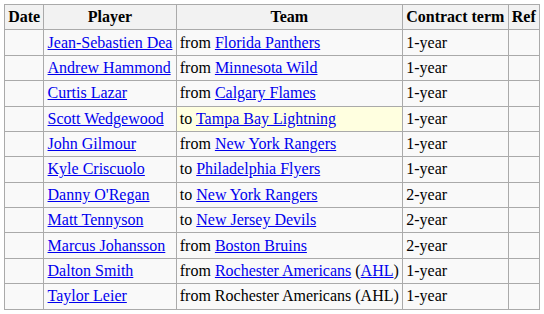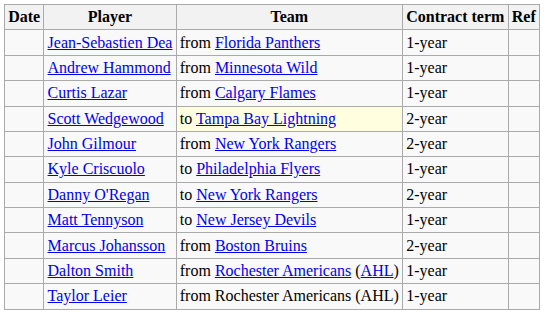(427, 118) 1-year -> (427, 118) 2-year
(427, 144) 1-year -> (427, 144) 2-year
(427, 220) 2-year -> (427, 220) 1-year
